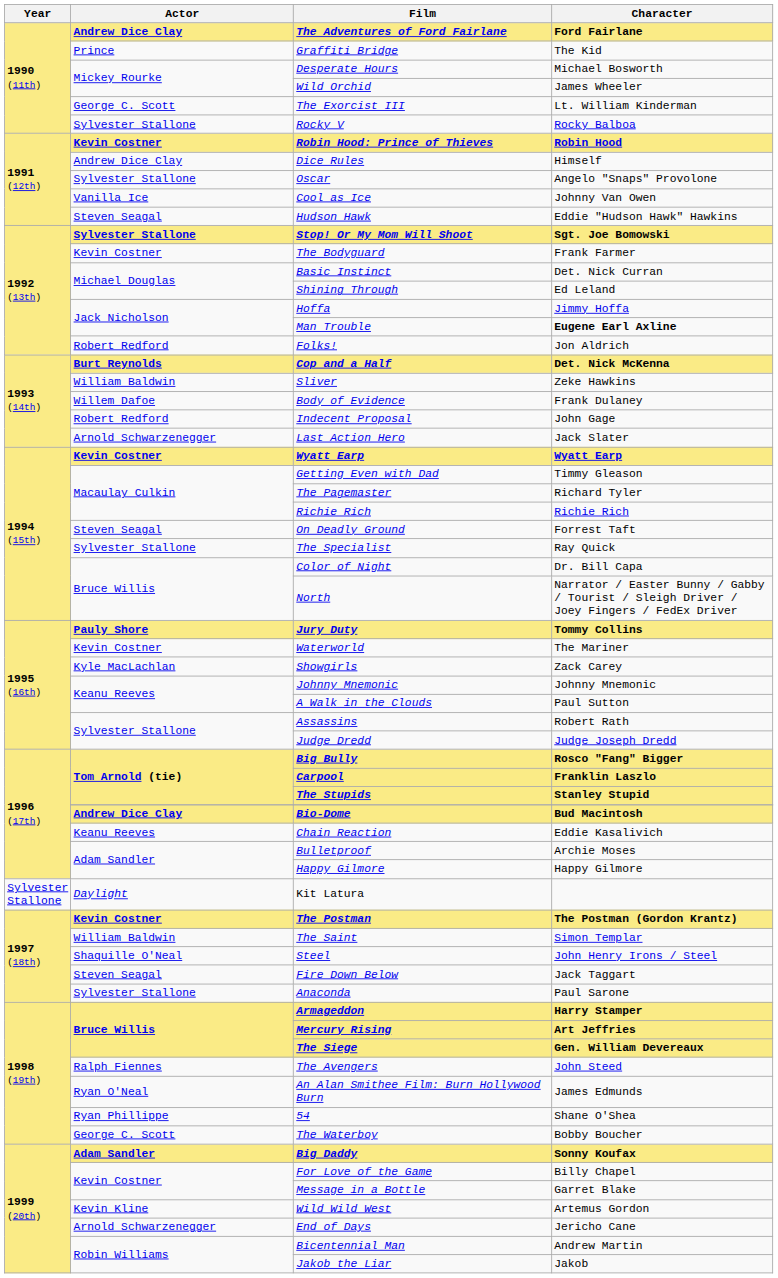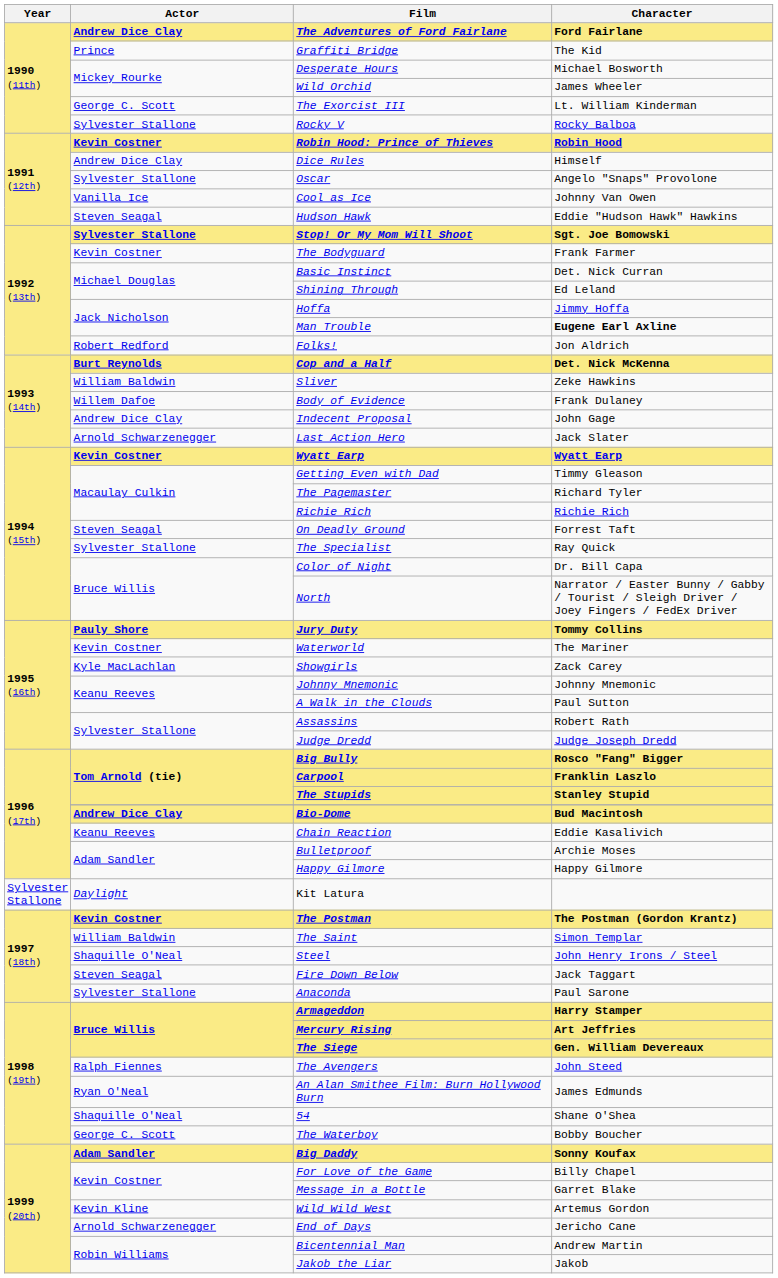(121, 419) Robert Redford -> (128, 419) Andrew Dice Clay
(121, 1117) Ryan Phillippe -> (128, 1117) Shaquille O'Neal
